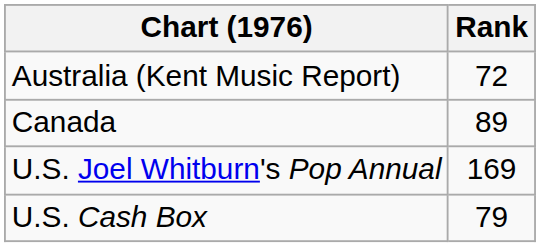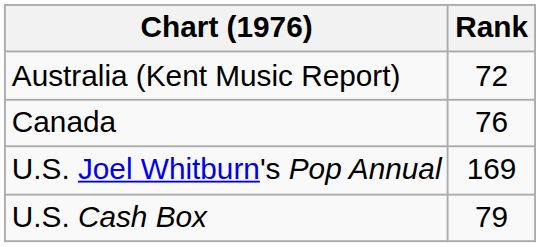(492, 122) 89 -> (492, 122) 76
